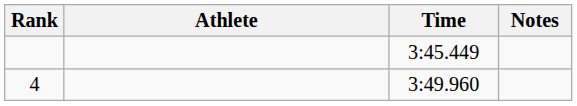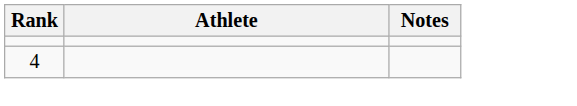- column: (444, 20)
